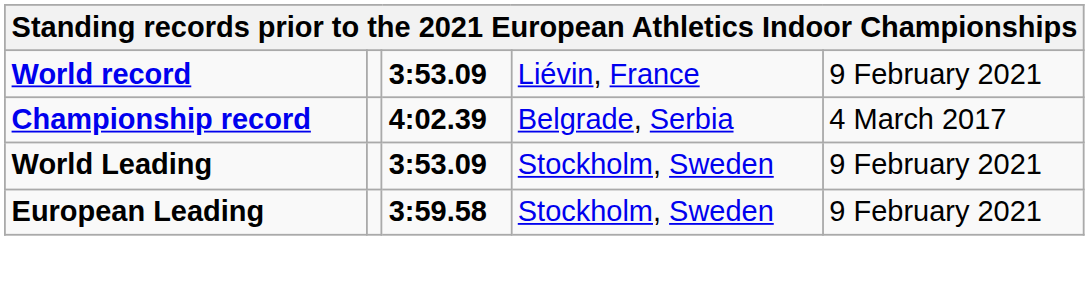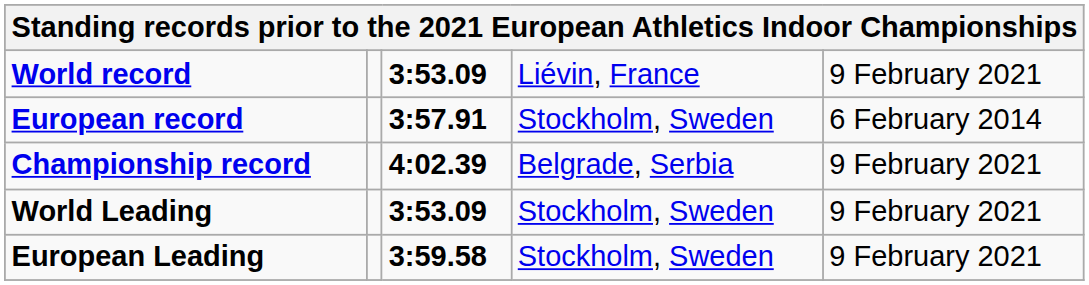+ row: (127, 119)
(918, 119) 4 March 2017 -> (936, 165) 9 February 2021
